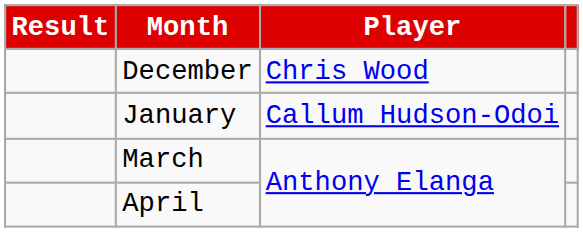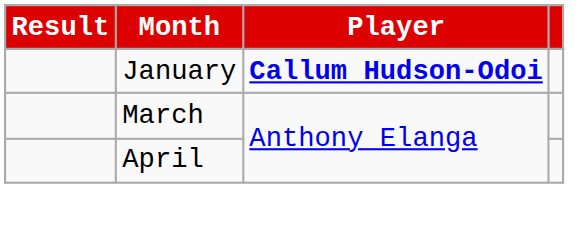- row: (188, 71)
(412, 116) normal -> (396, 71) bold
